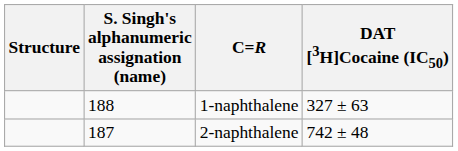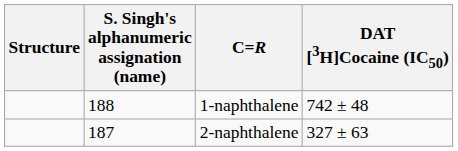(337, 104) 327 ± 63 -> (337, 104) 742 ± 48
(337, 132) 742 ± 48 -> (337, 132) 327 ± 63
